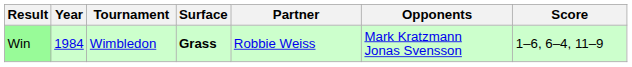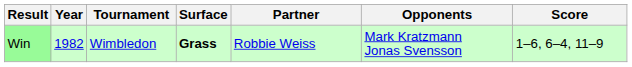(69, 43) 1984 -> (69, 43) 1982
